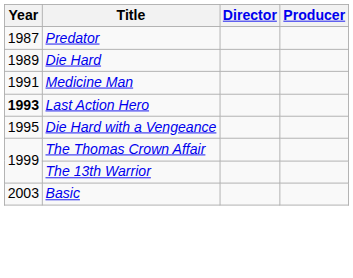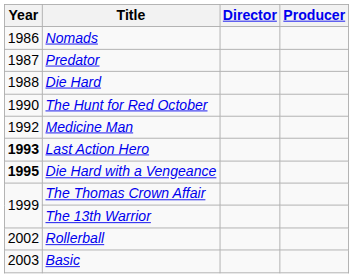+ row: (72, 37)
(23, 60) 1989 -> (23, 82) 1988
+ row: (126, 104)
(23, 82) 1991 -> (23, 127) 1992
(23, 127) normal -> (23, 171) bold
+ row: (75, 238)
